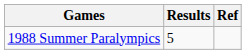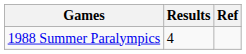(170, 37) 5 -> (170, 37) 4
